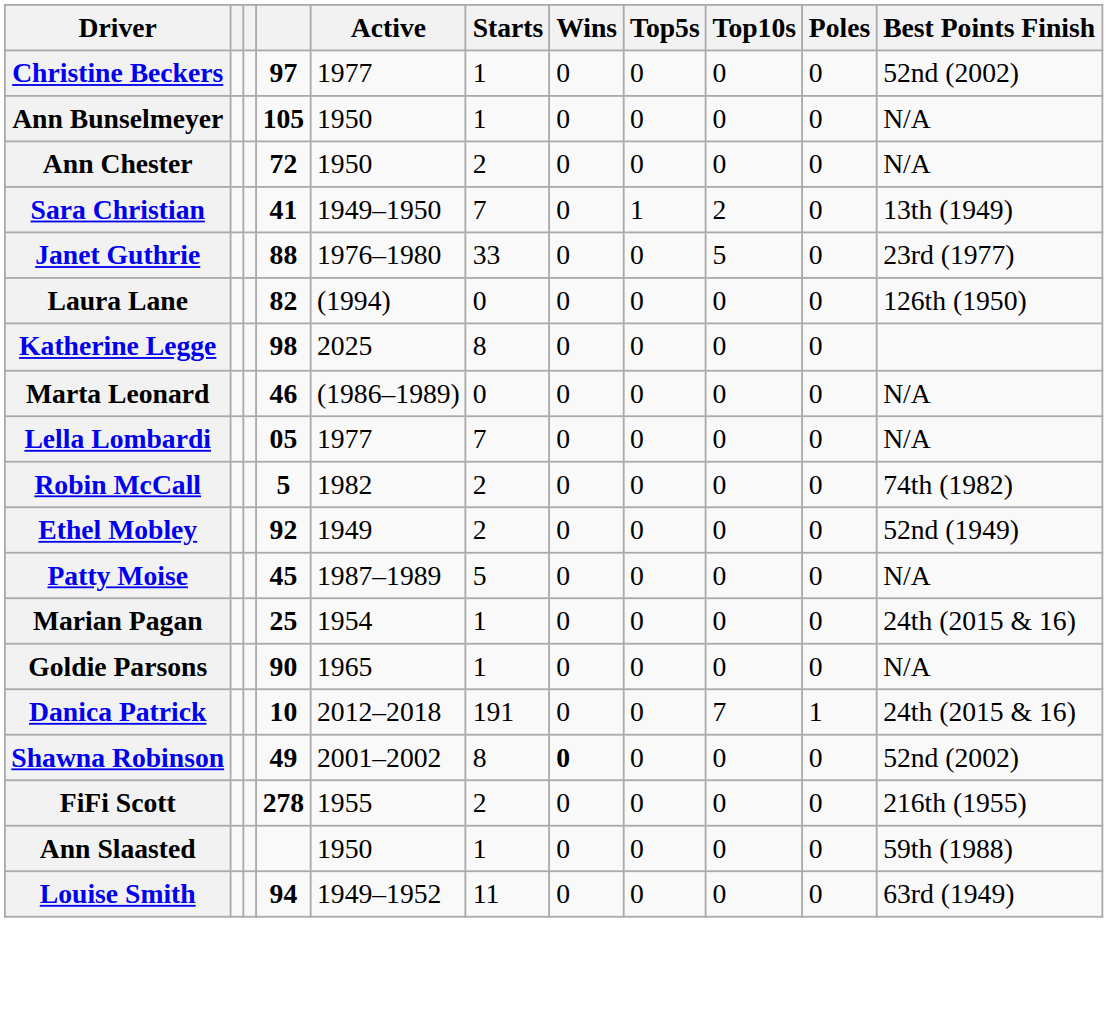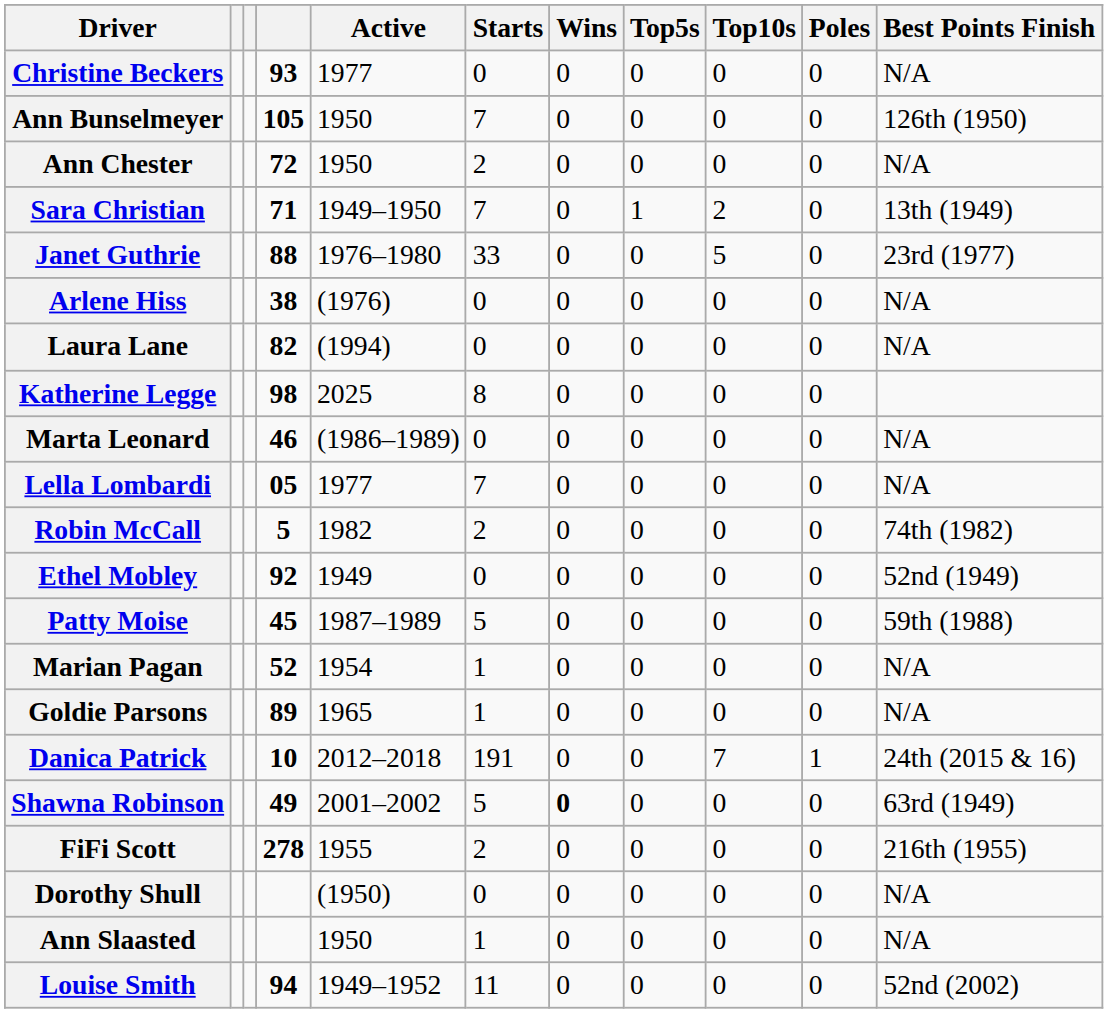(283, 73) 97 -> (283, 73) 93
(480, 73) 1 -> (480, 73) 0
(951, 73) 52nd (2002) -> (907, 73) N/A
(480, 118) 1 -> (480, 118) 7
(907, 118) N/A -> (955, 118) 126th (1950)
(283, 209) 41 -> (283, 209) 71
+ row: (118, 301)
(955, 301) 126th (1950) -> (907, 346) N/A
(480, 529) 2 -> (480, 574) 0
(907, 574) N/A -> (948, 620) 59th (1988)
(283, 620) 25 -> (283, 666) 52
(980, 620) 24th (2015 & 16) -> (907, 666) N/A
(283, 666) 90 -> (283, 711) 89
(480, 757) 8 -> (480, 802) 5
(951, 757) 52nd (2002) -> (949, 802) 63rd (1949)
+ row: (118, 894)
(948, 848) 59th (1988) -> (907, 939) N/A
(949, 894) 63rd (1949) -> (951, 985) 52nd (2002)
